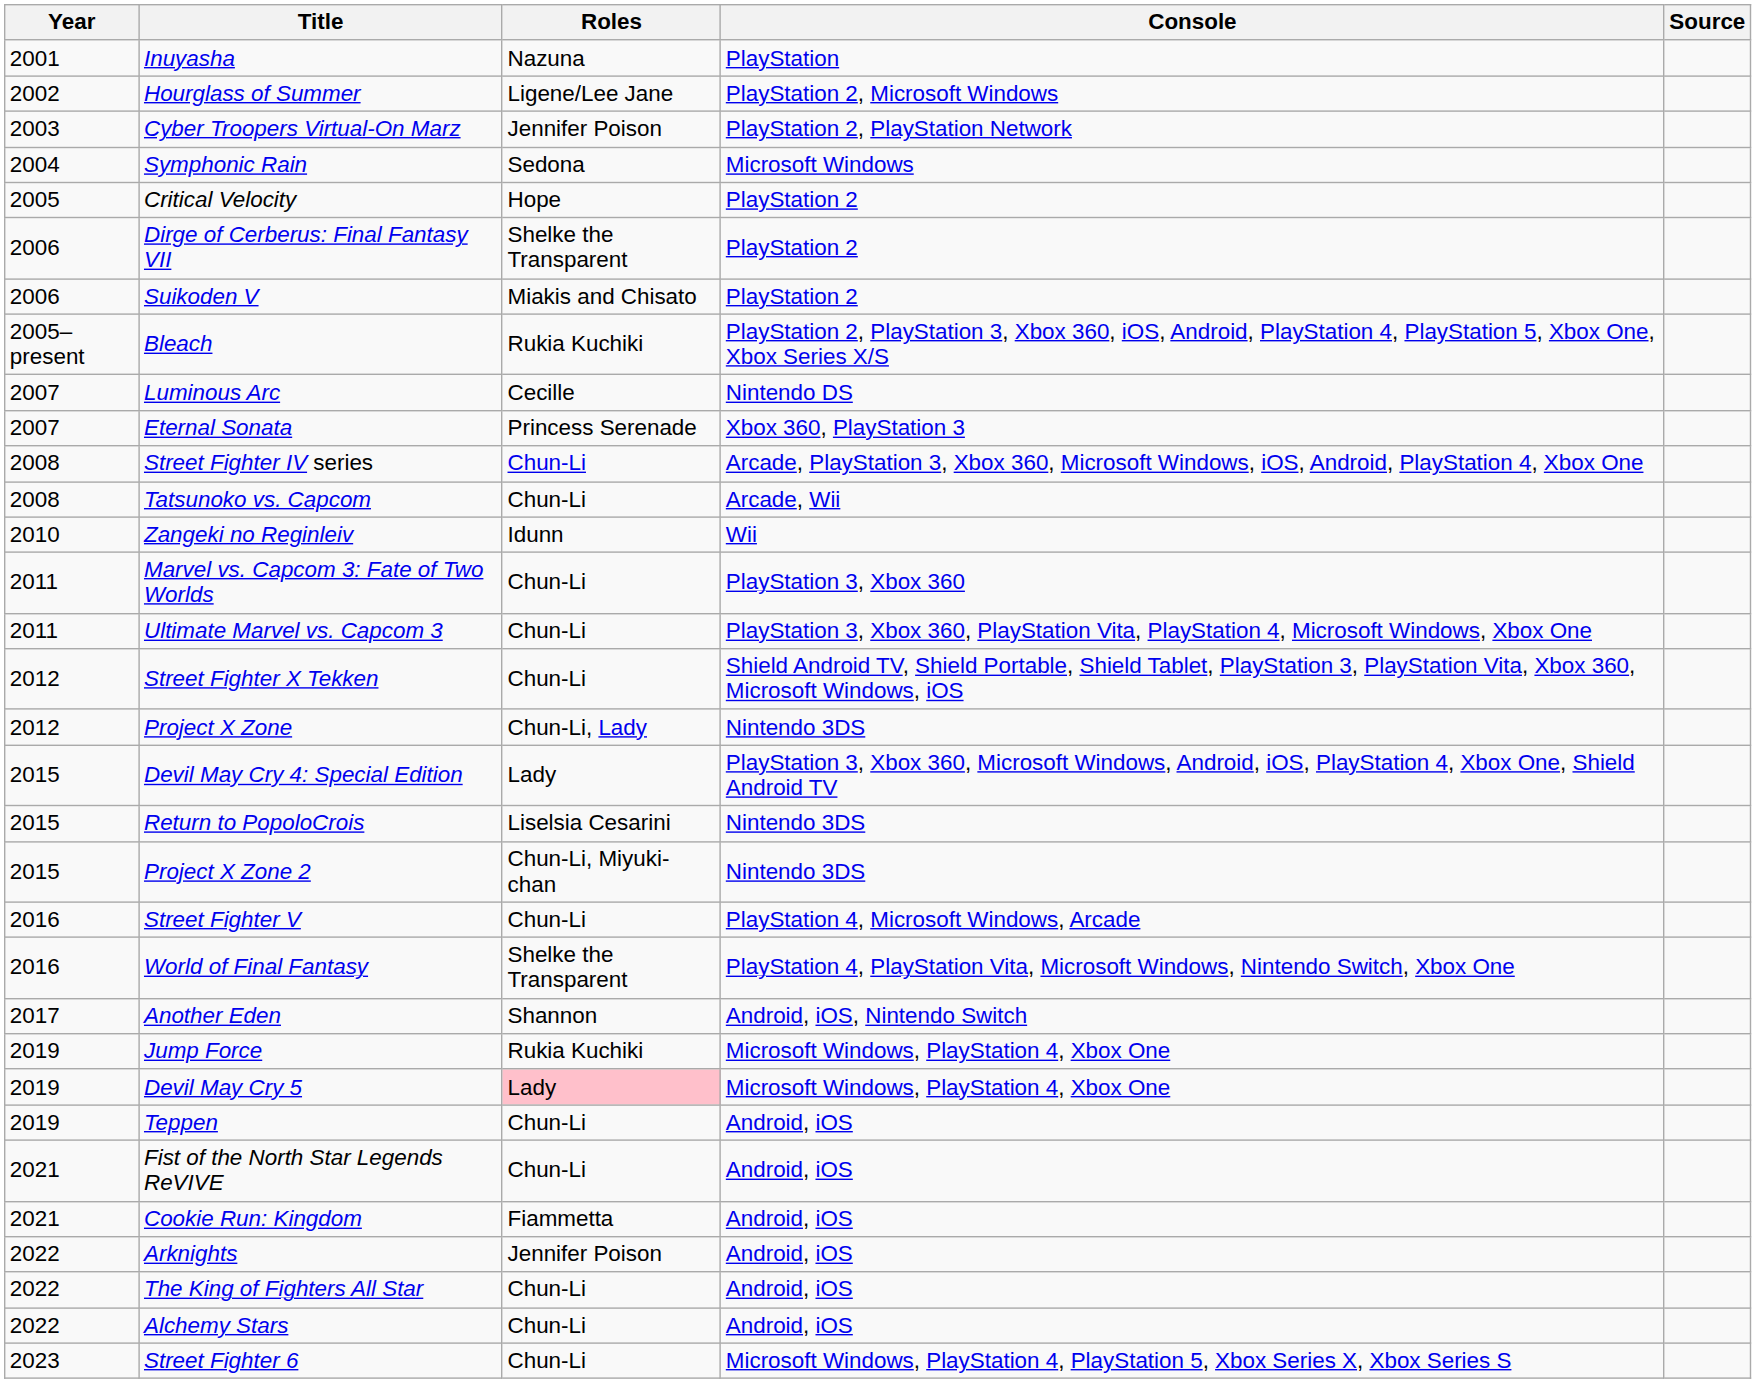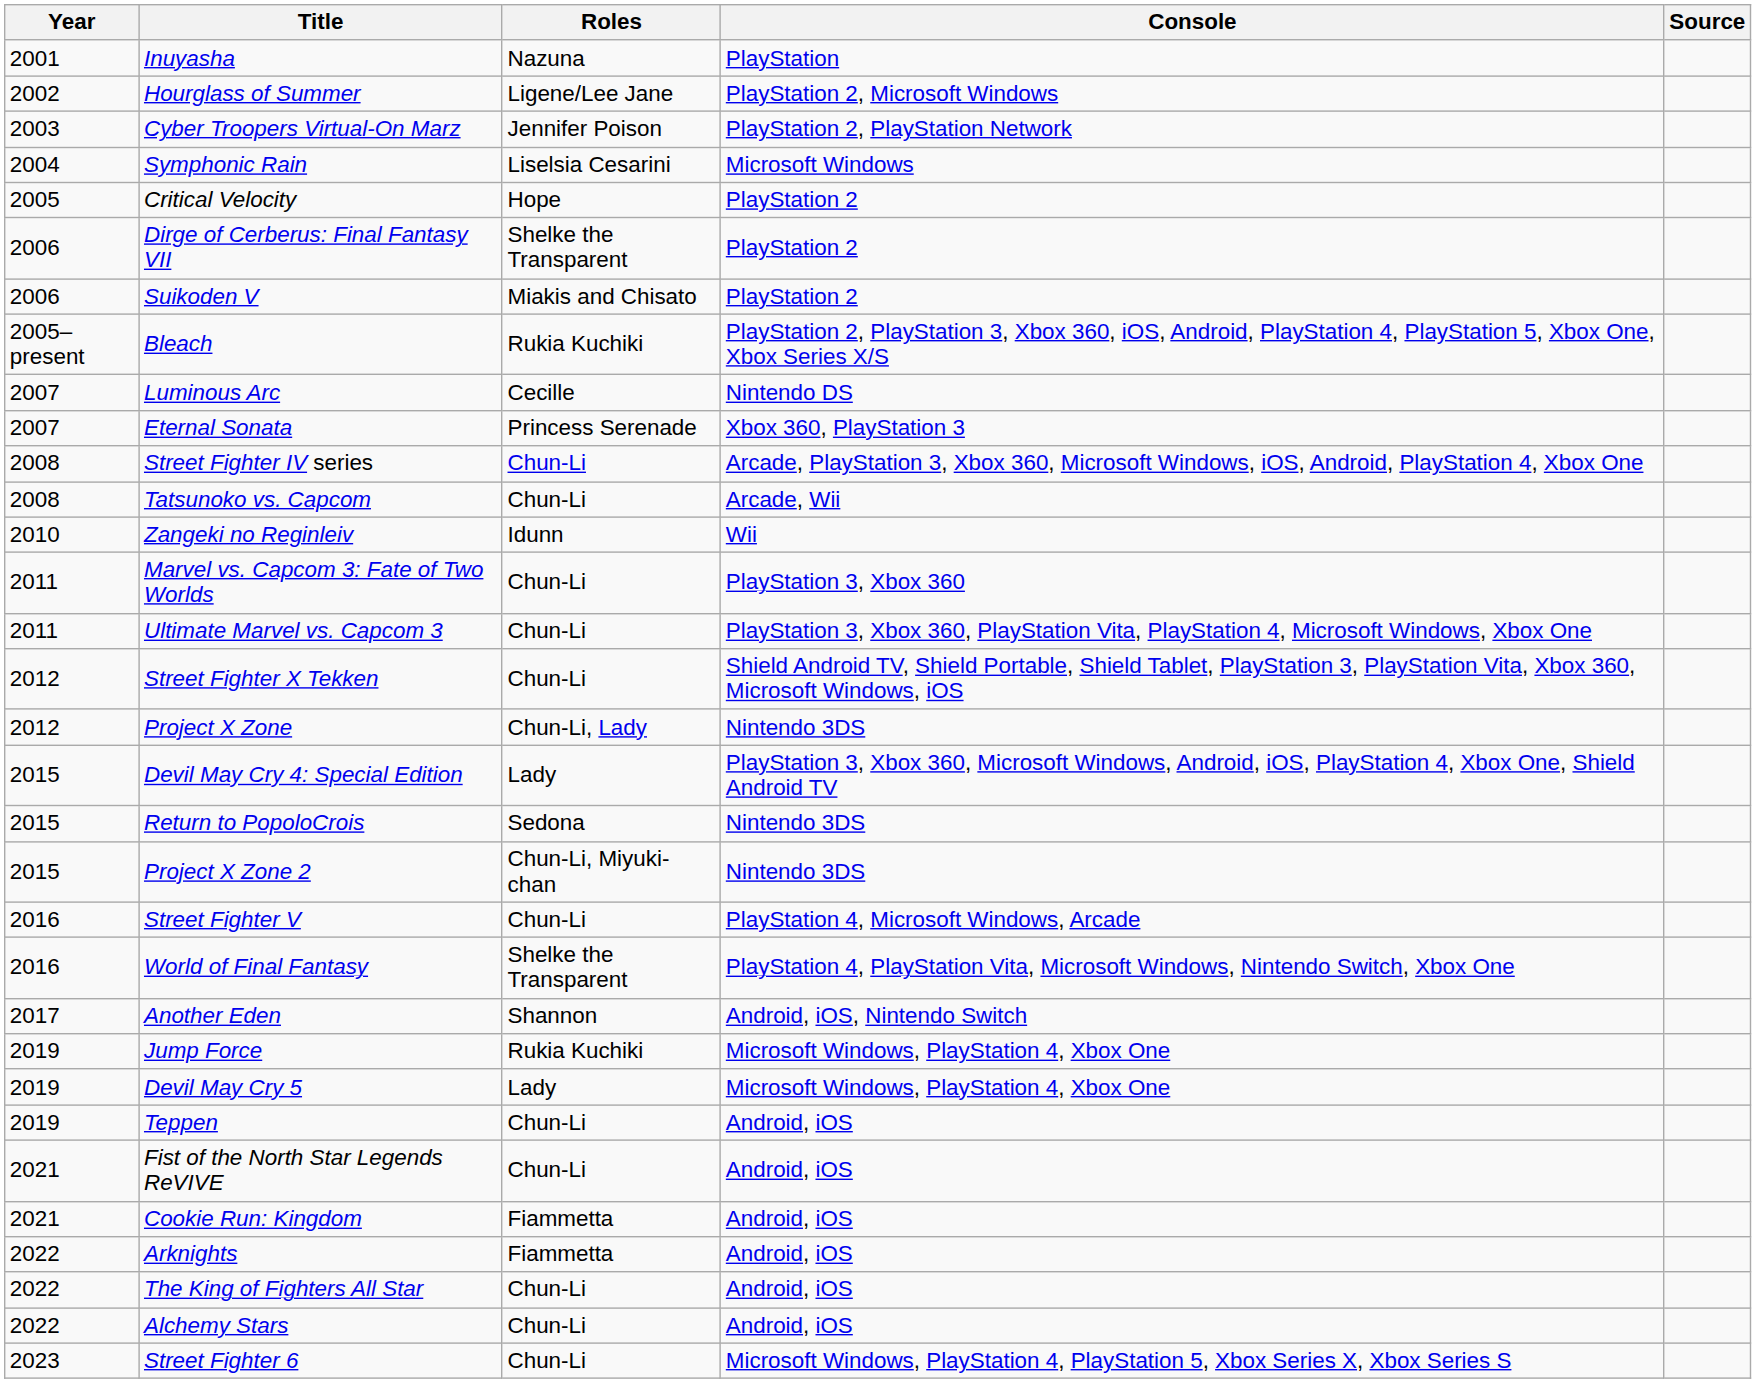(546, 164) Sedona -> (589, 164) Liselsia Cesarini
(589, 823) Liselsia Cesarini -> (546, 823) Sedona
(532, 1086) pink background -> (532, 1086) no background
(585, 1254) Jennifer Poison -> (560, 1254) Fiammetta
